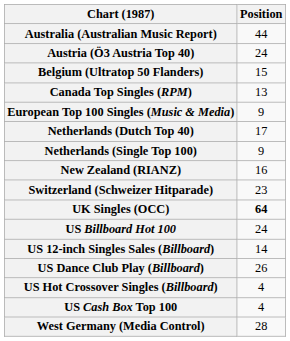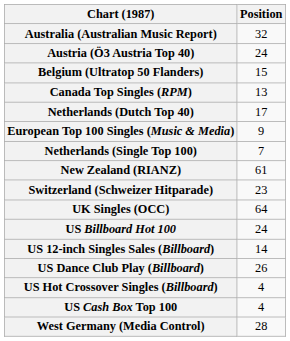(261, 33) 44 -> (261, 33) 32
rows swapped: (121, 111) <-> (121, 131)
(261, 151) 9 -> (261, 151) 7
(261, 170) 16 -> (261, 170) 61
(261, 209) bold -> (261, 209) normal
